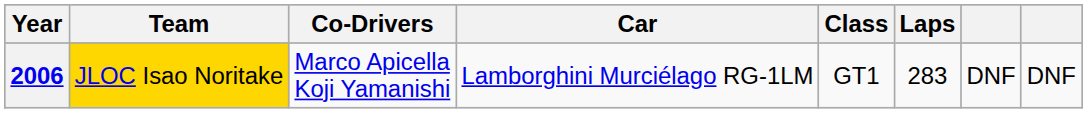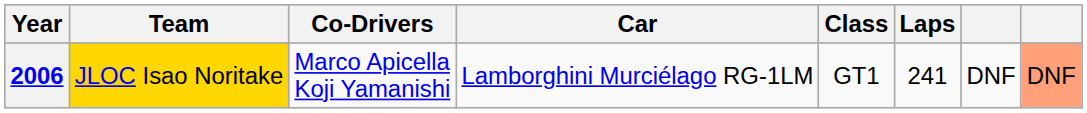(927, 75) 283 -> (927, 75) 241
(1051, 75) no background -> (1051, 75) lightsalmon background
